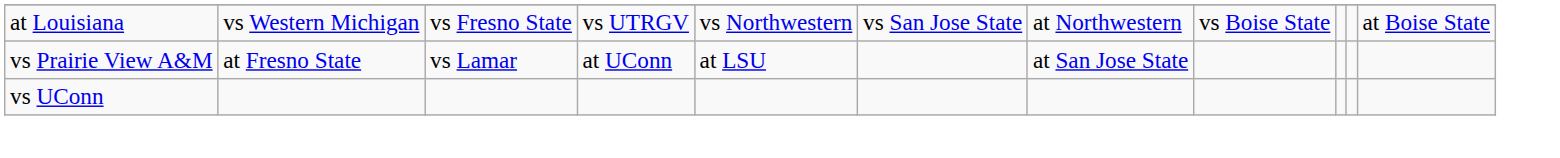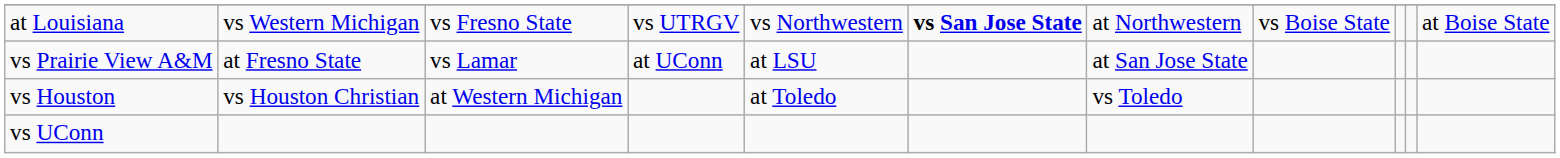(943, 22) normal -> (998, 22) bold
+ row: (63, 96)
